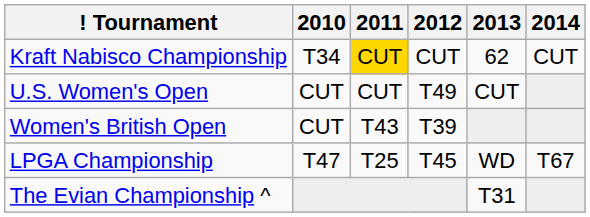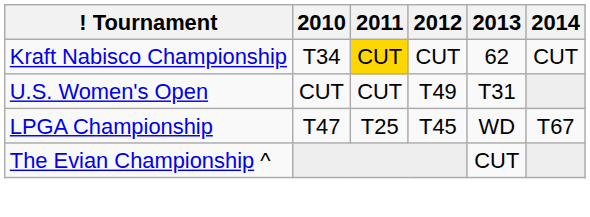(497, 92) CUT -> (497, 92) T31
- row: (118, 126)
(497, 195) T31 -> (497, 161) CUT
